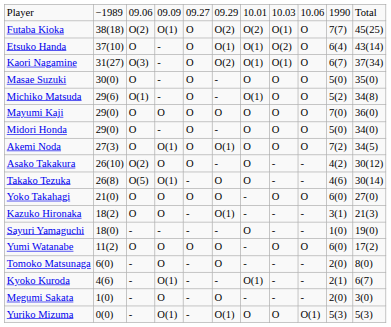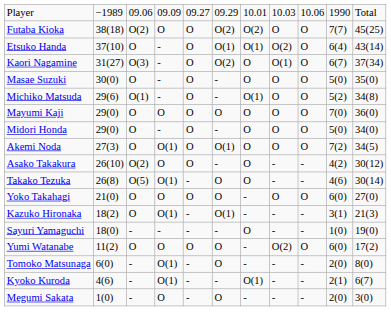(167, 29) O(1) -> (161, 29) O
(282, 29) O(1) -> (276, 29) O
(253, 63) O(1) -> (247, 63) O
(161, 213) O -> (167, 213) O(1)
(276, 247) O -> (282, 247) O(2)
(161, 264) O -> (167, 264) O(1)
- row: (40, 314)
